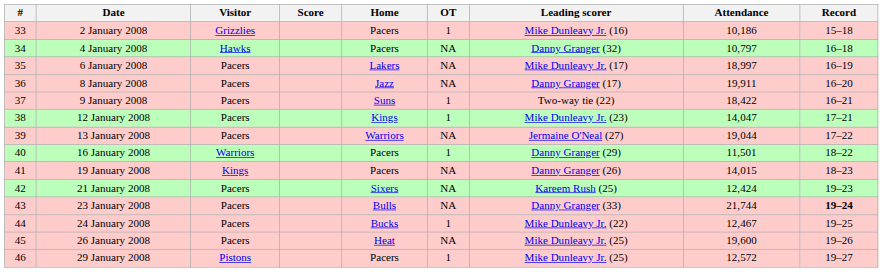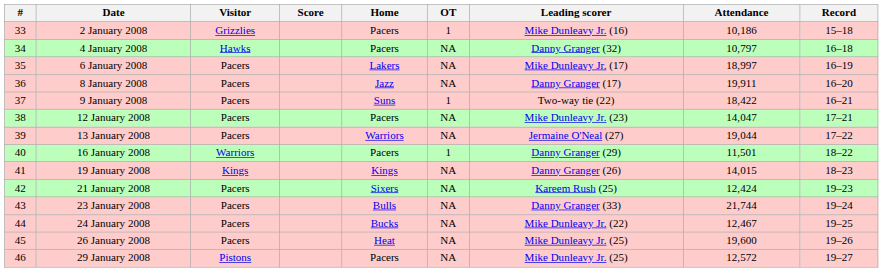(384, 118) Kings -> (384, 118) Pacers
(448, 118) 1 -> (448, 118) NA
(384, 170) Pacers -> (384, 170) Kings
(839, 205) bold -> (839, 205) normal
(448, 223) 1 -> (448, 223) NA
(448, 258) 1 -> (448, 258) NA
